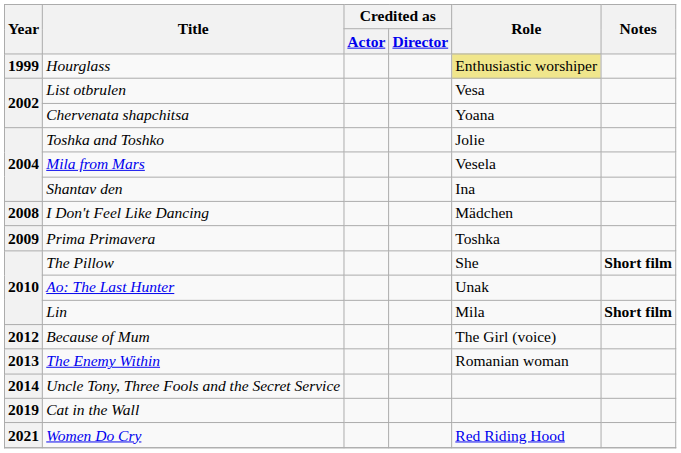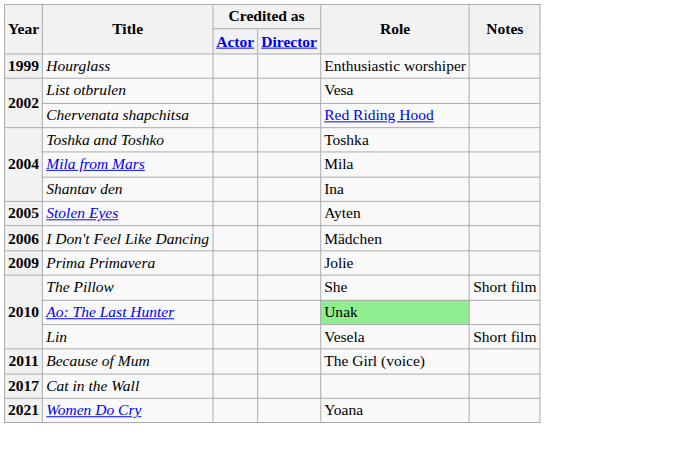(526, 66) khaki background -> (395, 66) no background
(475, 115) Yoana -> (379, 115) Red Riding Hood
(470, 139) Jolie -> (346, 139) Toshka
(476, 164) Vesela -> (339, 164) Mila
+ row: (82, 213)
(24, 213) 2008 -> (24, 238) 2006
(478, 238) Toshka -> (339, 262) Jolie
(638, 262) bold -> (505, 287) normal
(472, 287) no background -> (341, 312) lightgreen background
(470, 312) Mila -> (344, 336) Vesela
(638, 312) bold -> (505, 336) normal
(24, 336) 2012 -> (24, 361) 2011
- row: (103, 361)
- row: (193, 386)
(24, 410) 2019 -> (24, 386) 2017
(510, 435) Red Riding Hood -> (344, 410) Yoana
